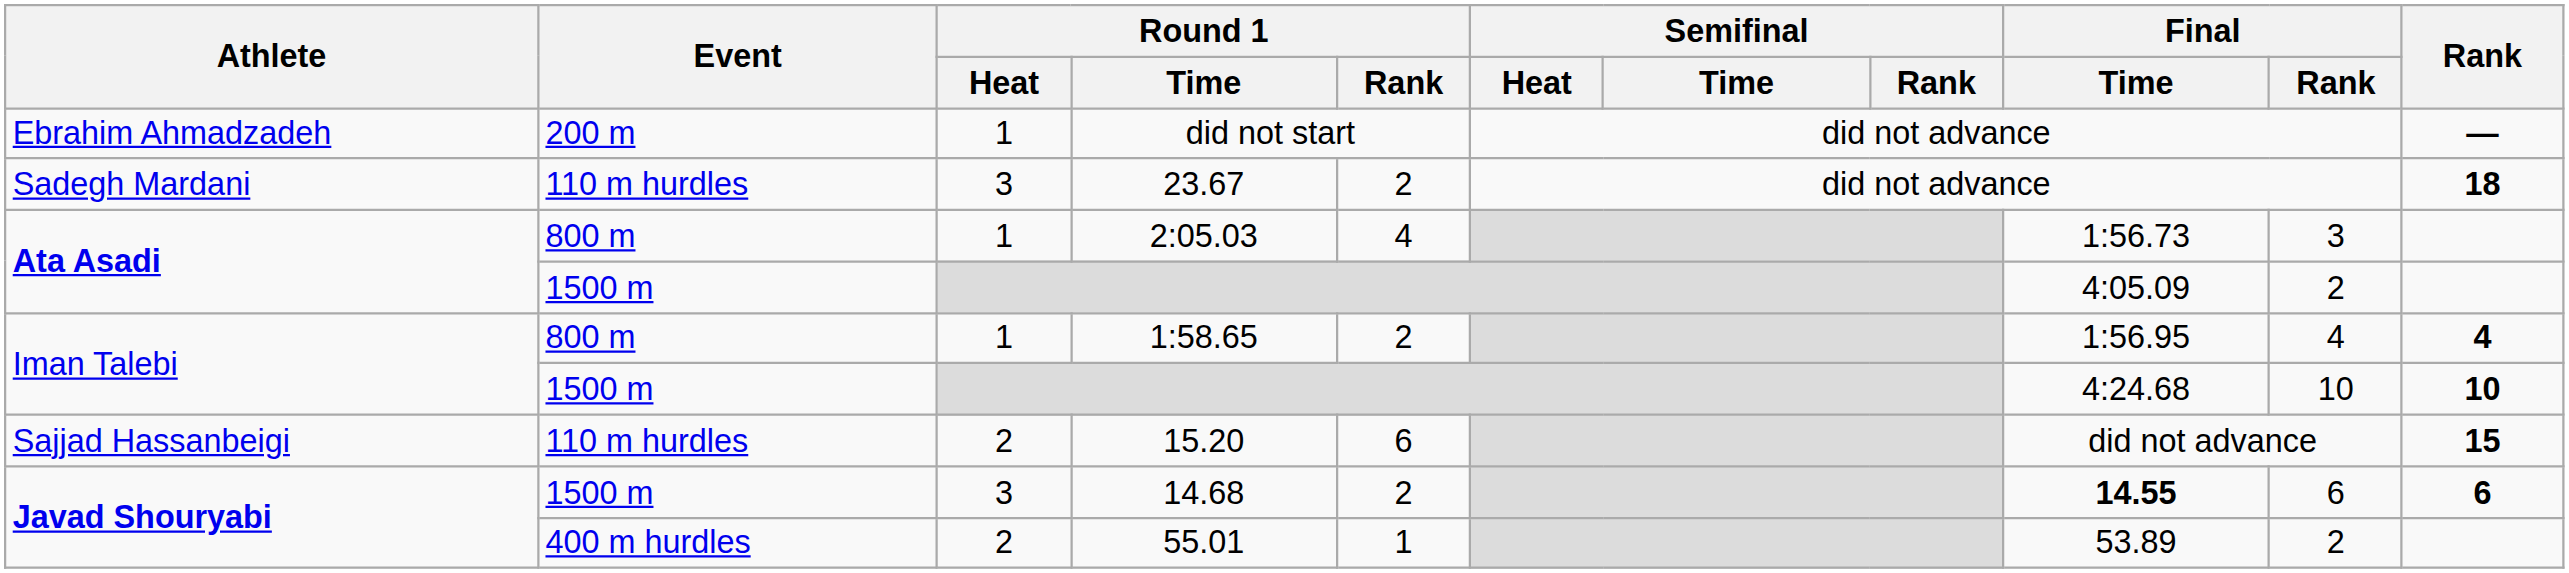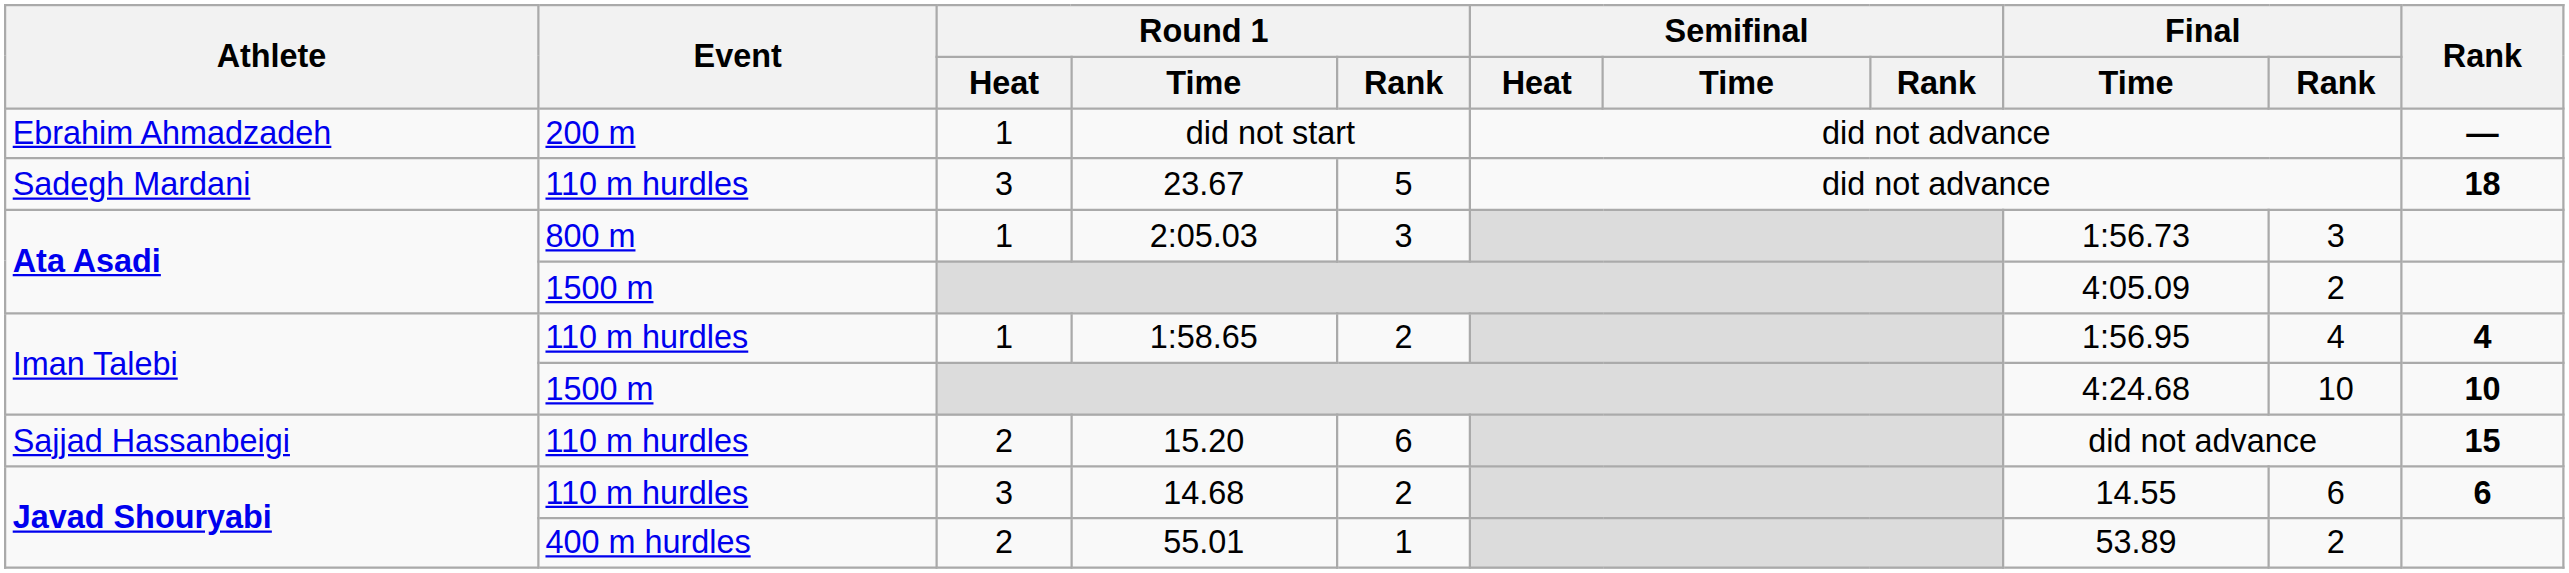(1404, 185) 2 -> (1404, 185) 5
(1404, 236) 4 -> (1404, 236) 3
(590, 338) 800 m -> (647, 338) 110 m hurdles
(599, 492) 1500 m -> (647, 492) 110 m hurdles
(2136, 492) bold -> (2136, 492) normal
